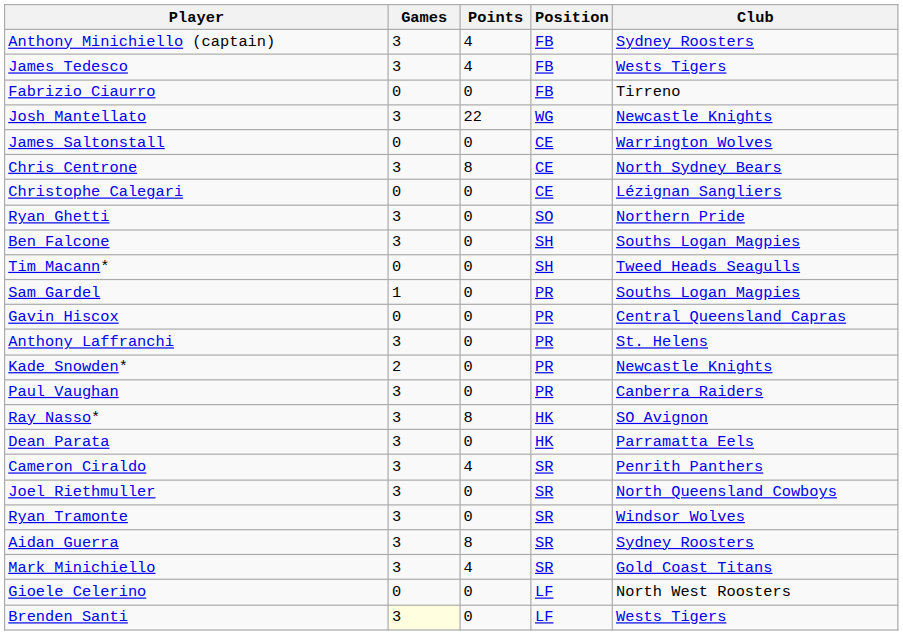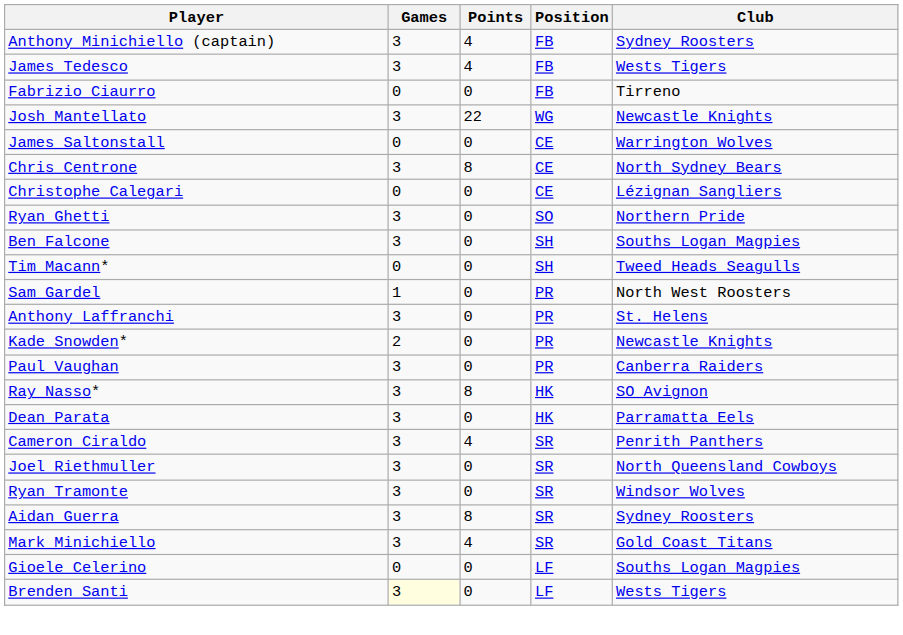(708, 292) Souths Logan Magpies -> (703, 292) North West Roosters
- row: (63, 317)
(703, 592) North West Roosters -> (708, 567) Souths Logan Magpies
